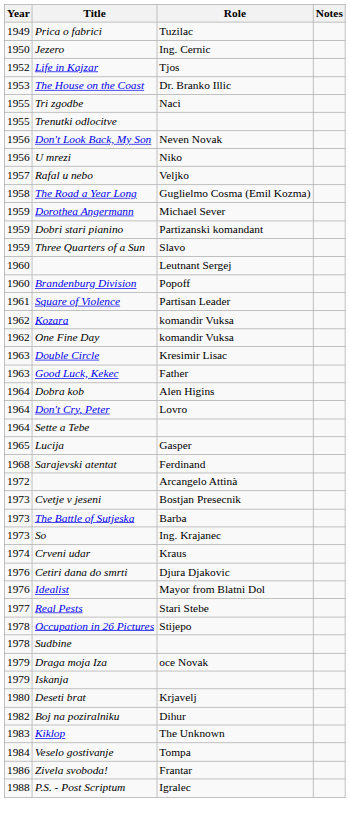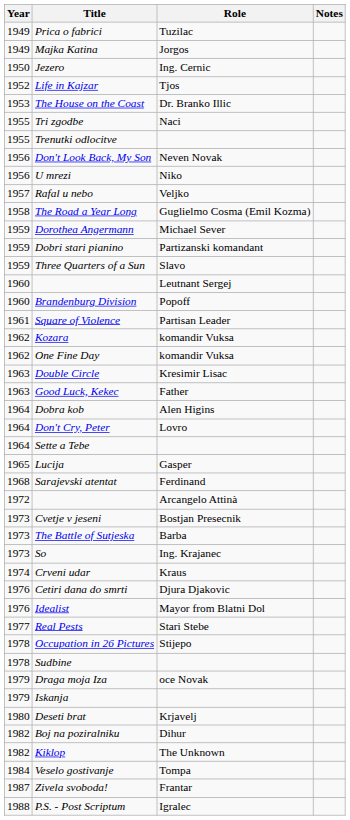+ row: (66, 49)
(18, 734) 1983 -> (18, 752) 1982
(18, 770) 1986 -> (18, 788) 1987
